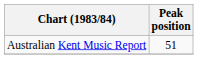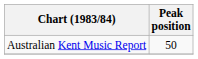(171, 44) 51 -> (171, 44) 50
